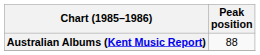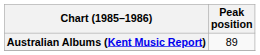(232, 42) 88 -> (232, 42) 89
